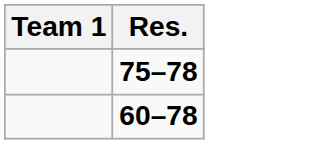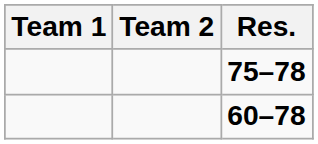+ column: (167, 26)
